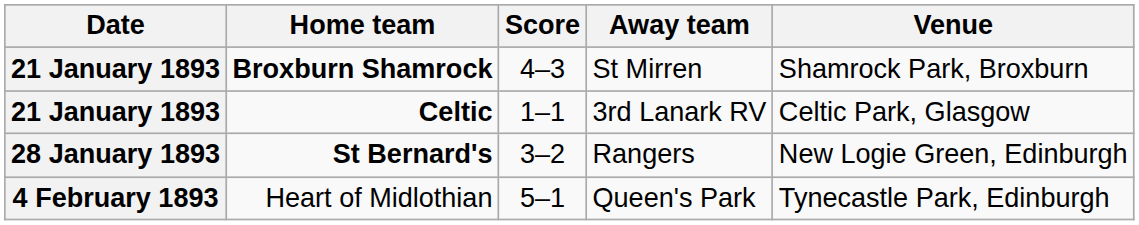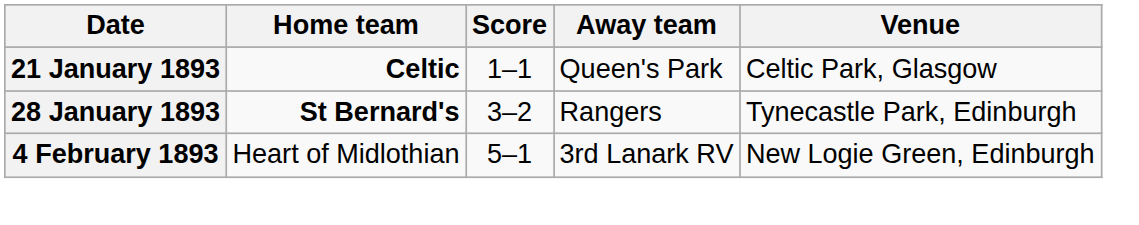- row: (362, 68)
(679, 111) 3rd Lanark RV -> (641, 68) Queen's Park
(953, 154) New Logie Green, Edinburgh -> (911, 111) Tynecastle Park, Edinburgh
(674, 197) Queen's Park -> (646, 154) 3rd Lanark RV
(944, 197) Tynecastle Park, Edinburgh -> (920, 154) New Logie Green, Edinburgh
